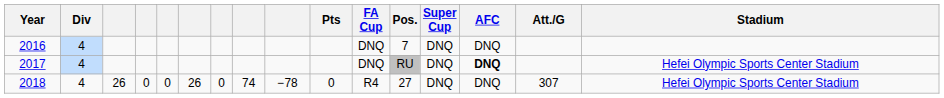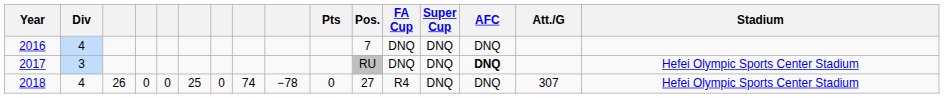columns swapped: (405, 20) <-> (371, 20)
(82, 64) 4 -> (82, 64) 3
(195, 83) 26 -> (195, 83) 25
